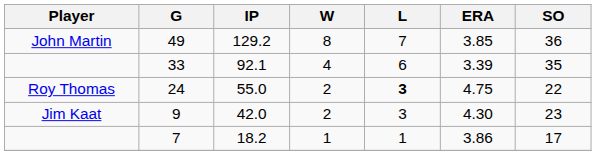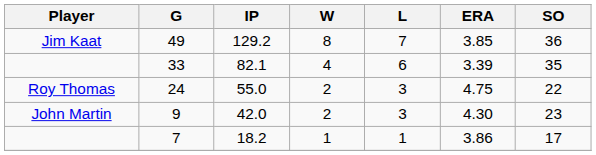(72, 41) John Martin -> (72, 41) Jim Kaat
(252, 65) 92.1 -> (252, 65) 82.1
(403, 89) bold -> (403, 89) normal
(72, 114) Jim Kaat -> (72, 114) John Martin
